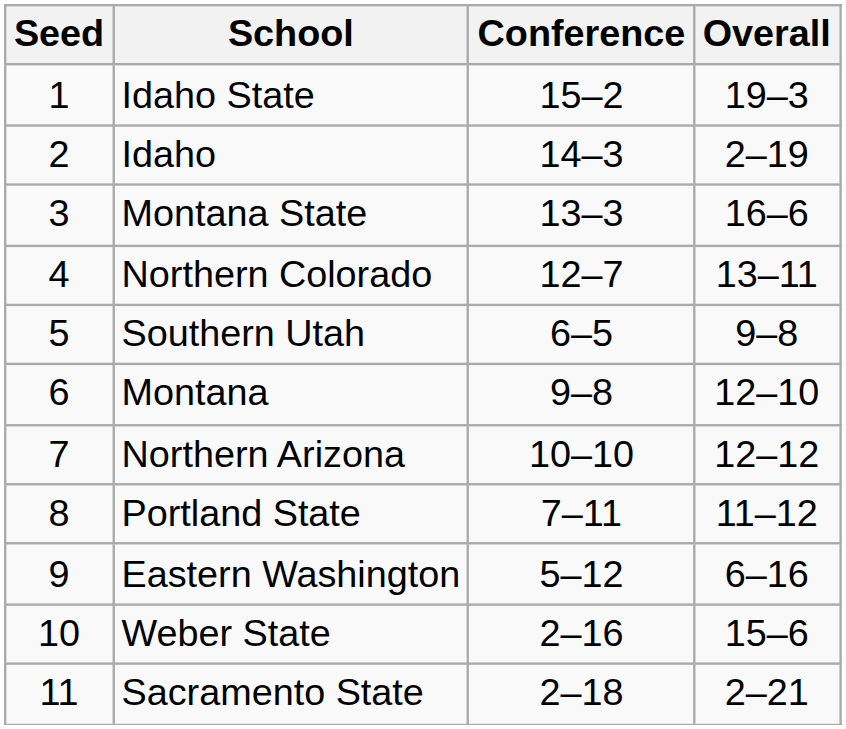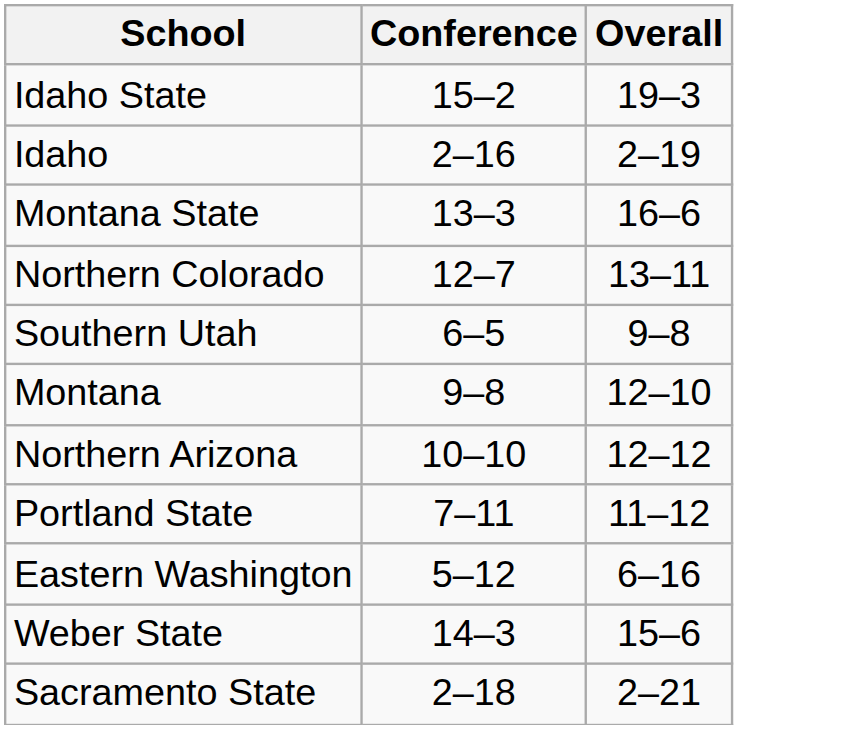- column: (59, 34)
(581, 154) 14–3 -> (474, 154) 2–16
(581, 633) 2–16 -> (474, 633) 14–3
